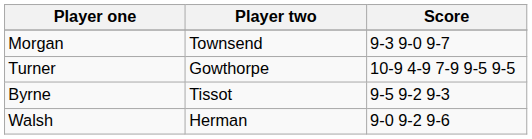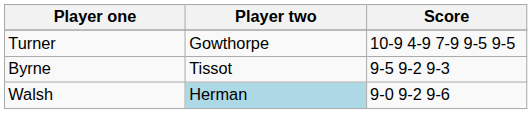- row: (36, 43)
(218, 120) no background -> (218, 95) lightblue background
